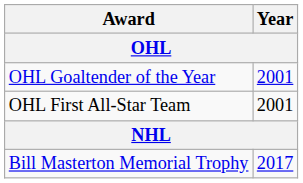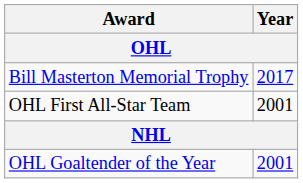rows swapped: (112, 76) <-> (129, 163)
